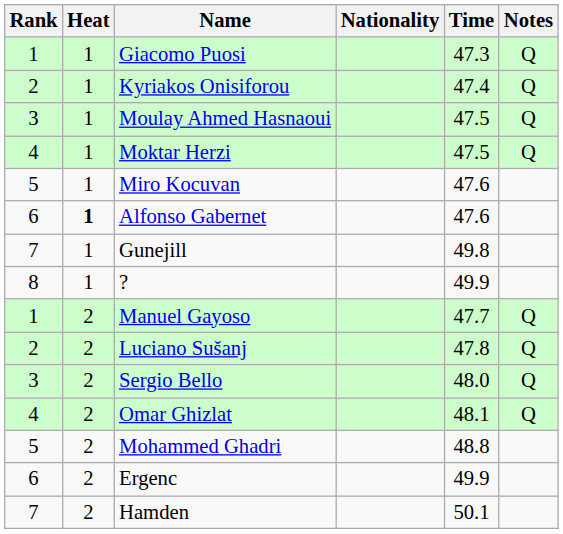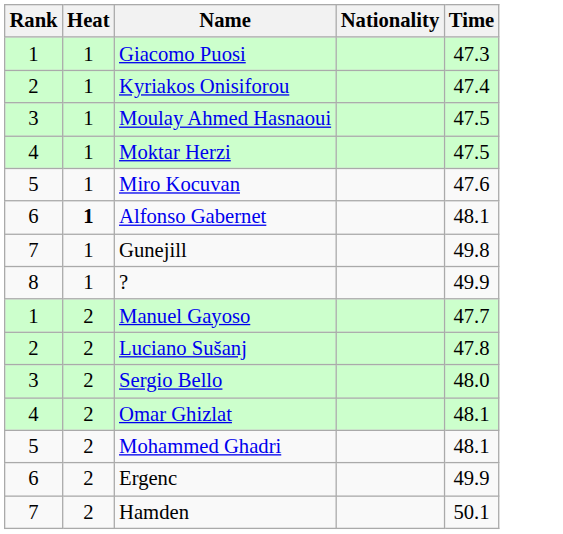- column: (528, 20)
(472, 217) 47.6 -> (472, 217) 48.1
(472, 446) 48.8 -> (472, 446) 48.1
